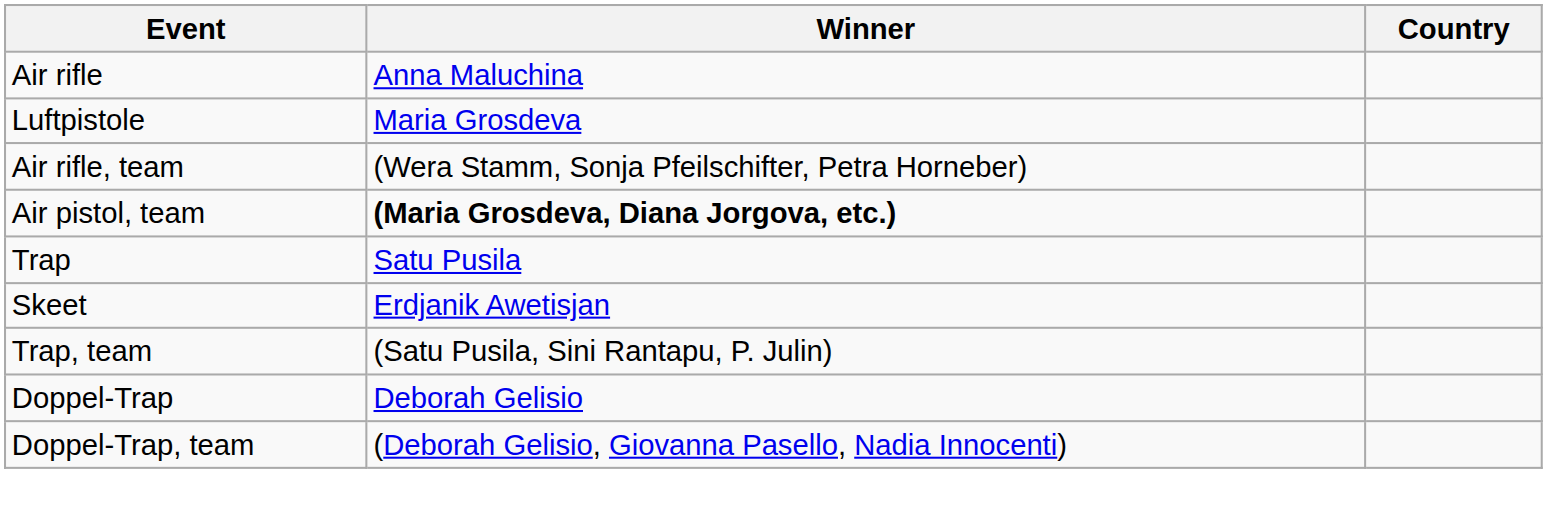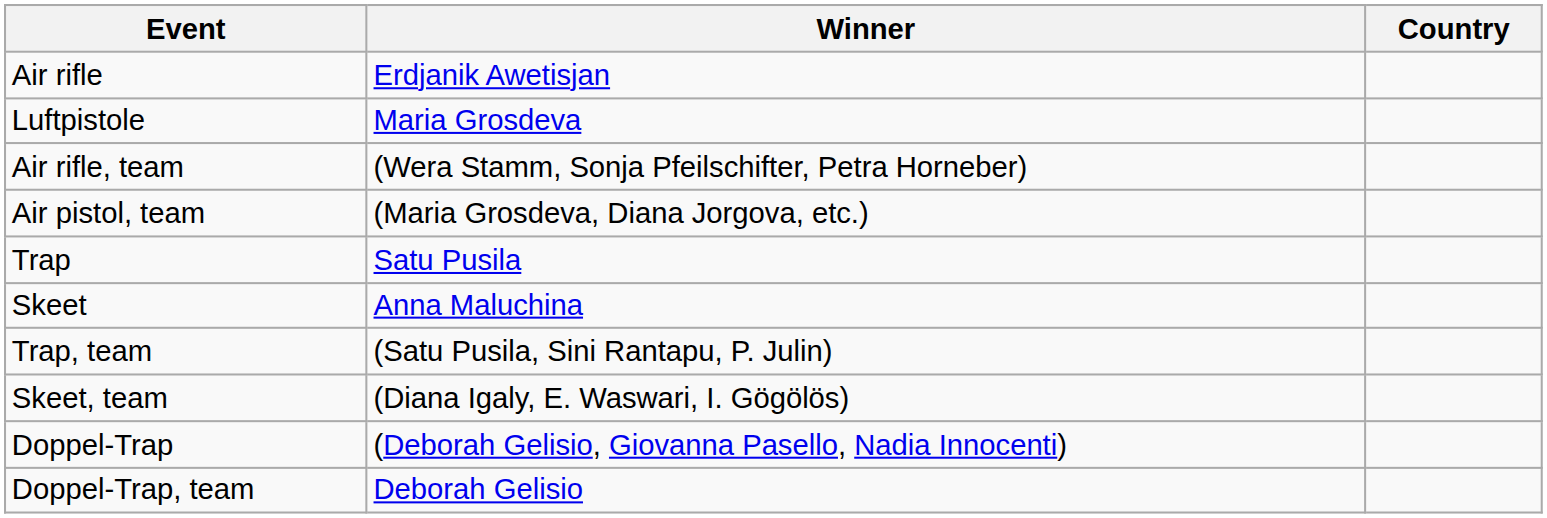(478, 75) Anna Maluchina -> (492, 75) Erdjanik Awetisjan
(635, 213) bold -> (621, 213) normal
(492, 306) Erdjanik Awetisjan -> (478, 306) Anna Maluchina
+ row: (90, 398)
(478, 398) Deborah Gelisio -> (720, 444) (Deborah Gelisio, Giovanna Pasello, Nadia Innocenti)
(720, 444) (Deborah Gelisio, Giovanna Pasello, Nadia Innocenti) -> (478, 490) Deborah Gelisio
